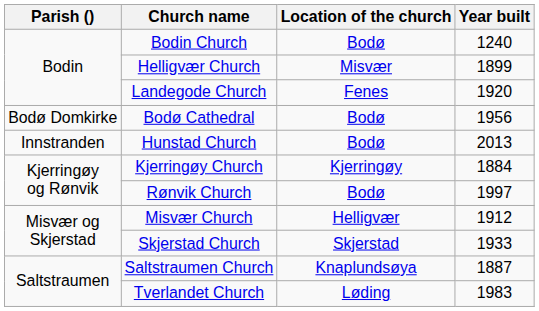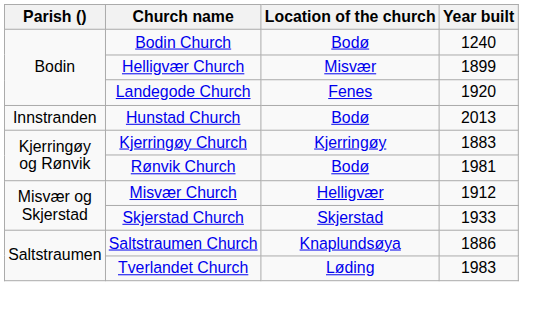- row: (199, 117)
(494, 167) 1884 -> (479, 142) 1883
(494, 192) 1997 -> (479, 167) 1981
(494, 268) 1887 -> (479, 243) 1886
